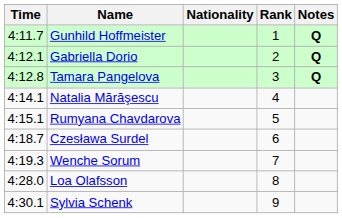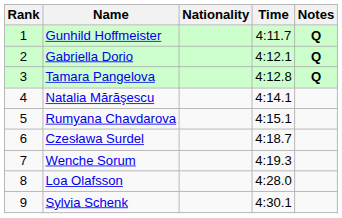columns swapped: (276, 14) <-> (26, 14)
